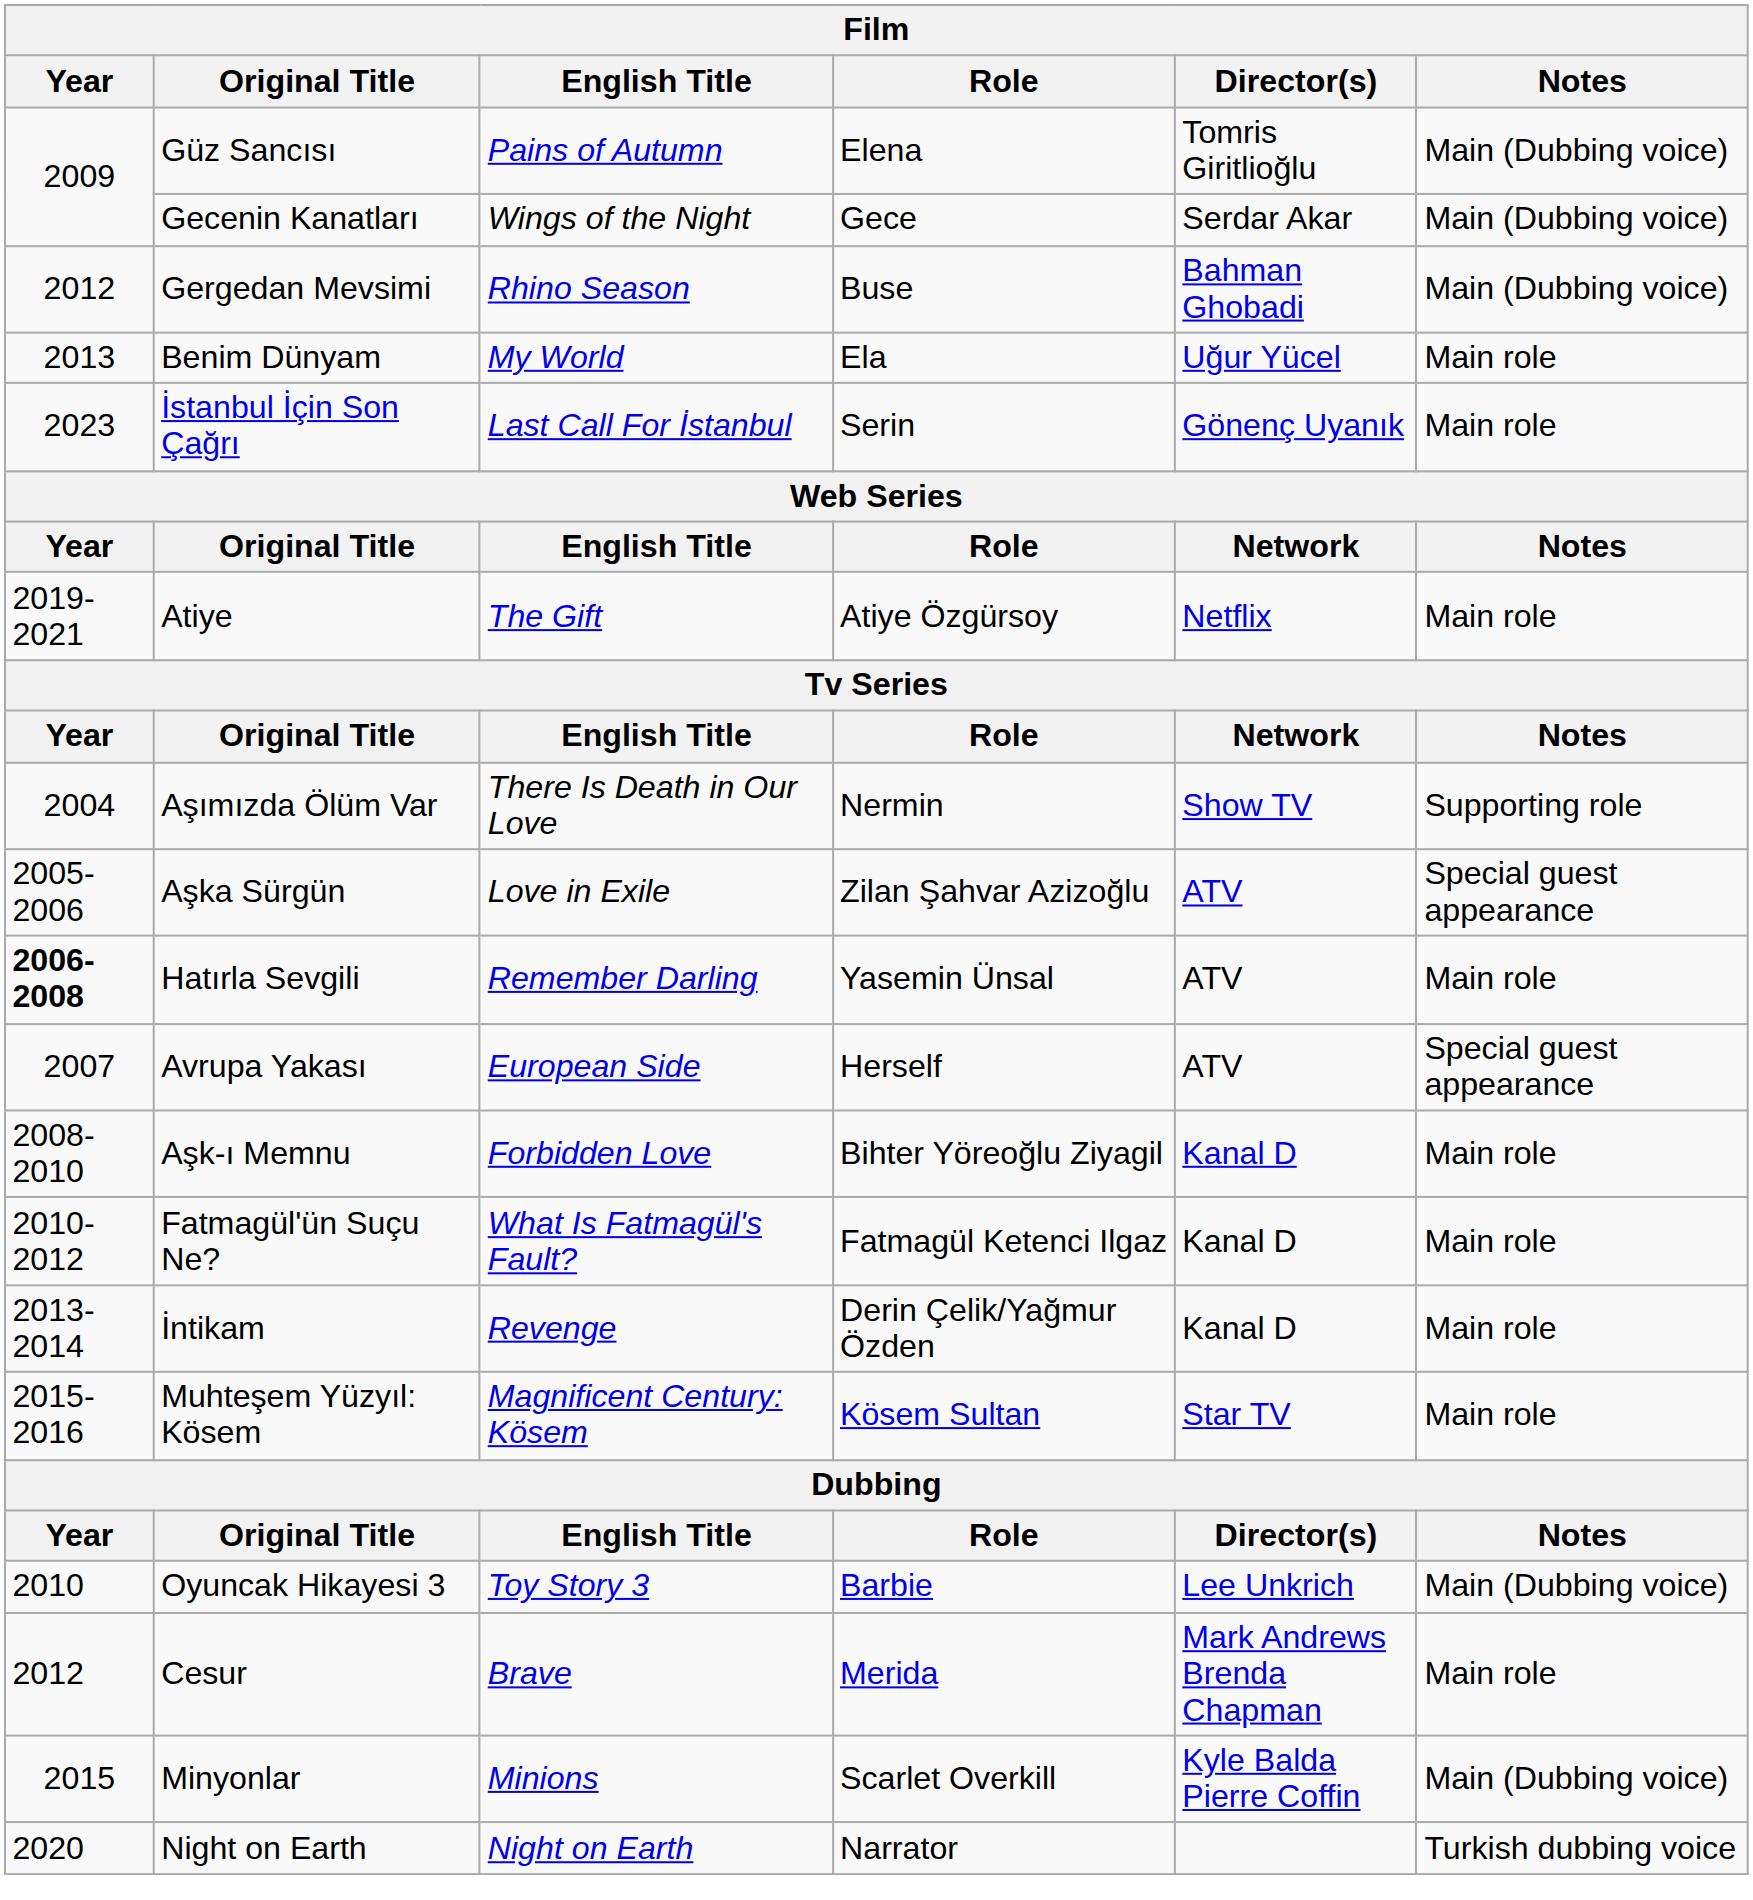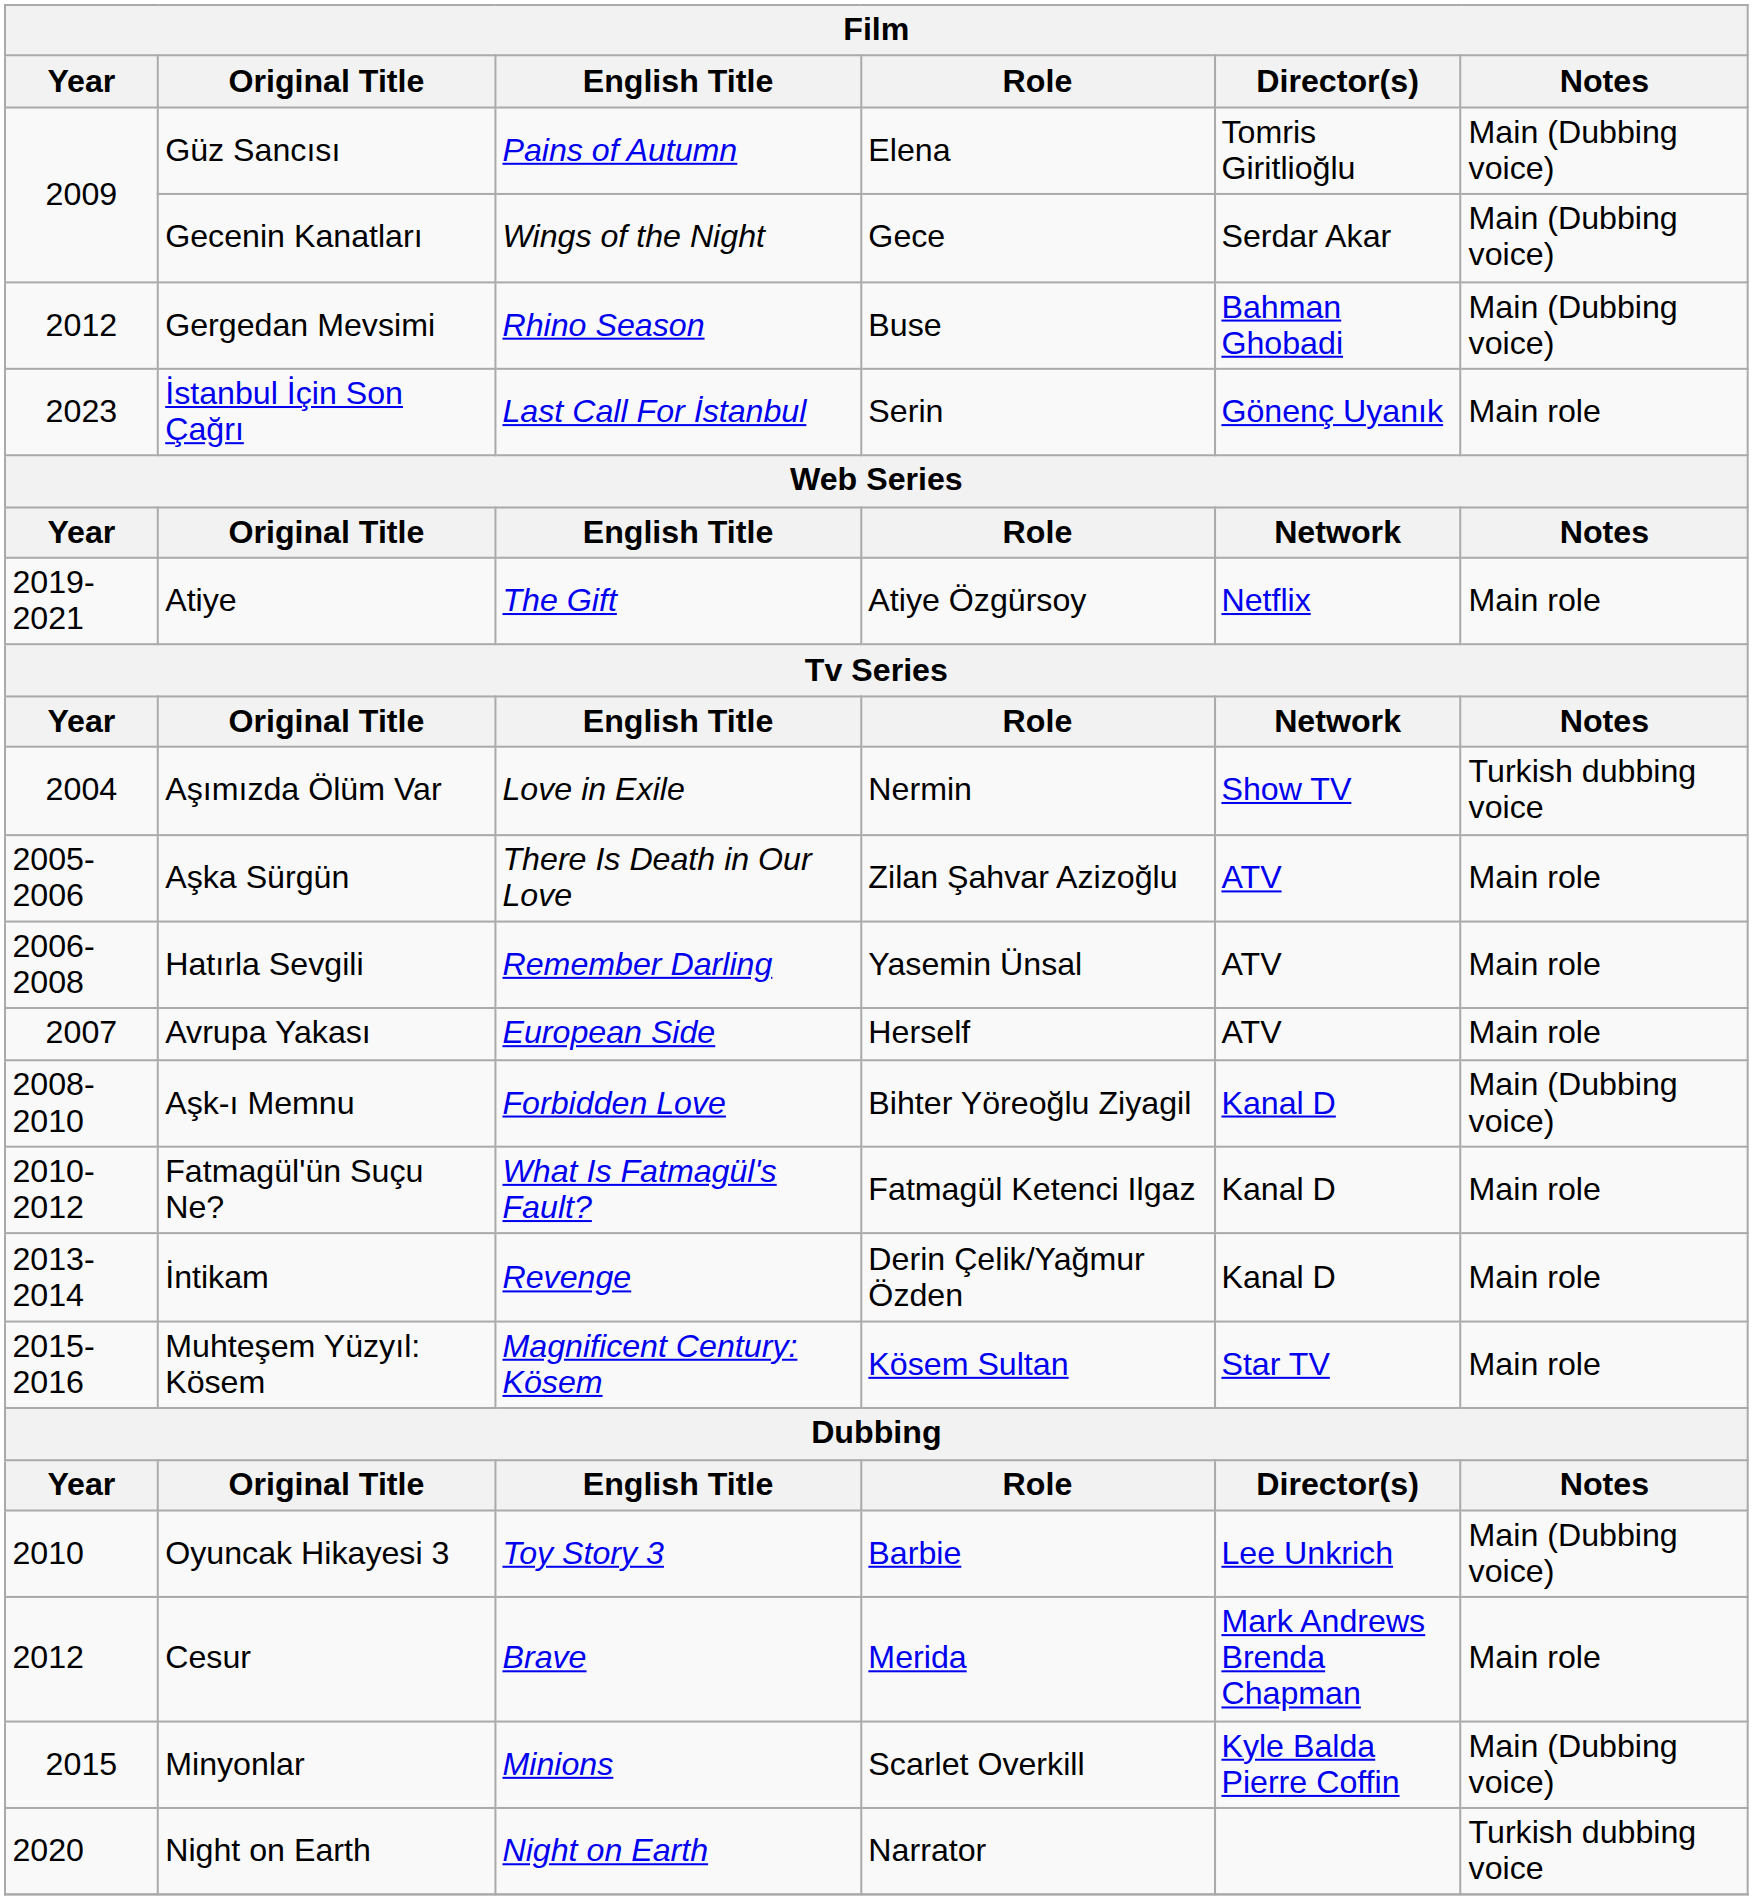- row: (271, 357)
(642, 804) There Is Death in Our Love -> (594, 790) Love in Exile
(1533, 804) Supporting role -> (1582, 790) Turkish dubbing voice
(579, 892) Love in Exile -> (657, 877) There Is Death in Our Love
(1521, 892) Special guest appearance -> (1535, 877) Main role
(54, 979) bold -> (54, 964) normal
(1521, 1066) Special guest appearance -> (1535, 1033) Main role
(1491, 1153) Main role -> (1573, 1102) Main (Dubbing voice)
